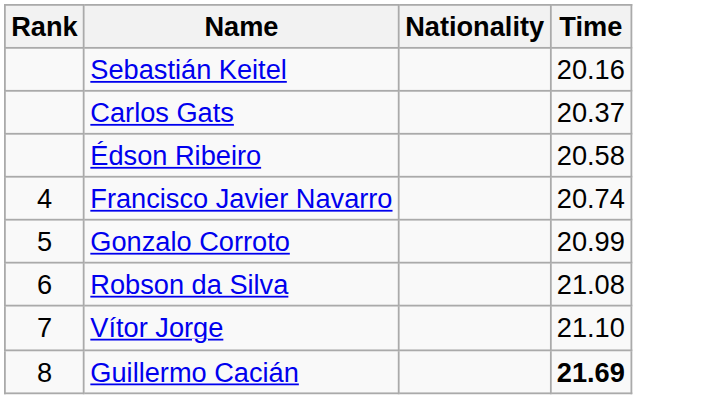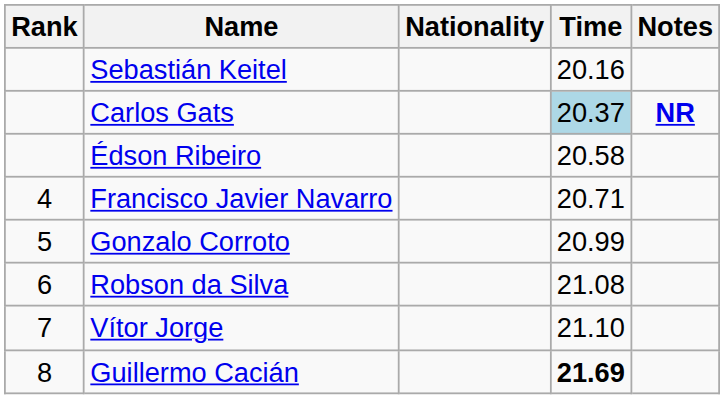+ column: (675, 27)
(591, 113) no background -> (591, 113) lightblue background
(591, 199) 20.74 -> (591, 199) 20.71
